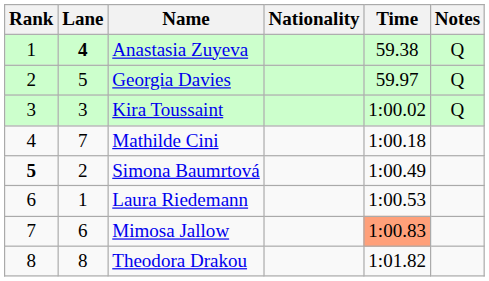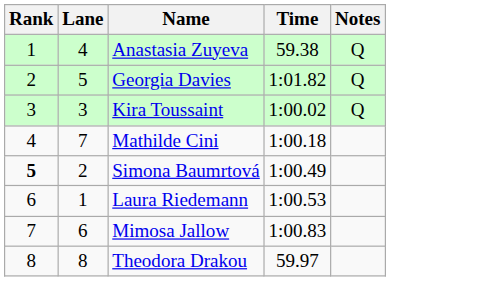- column: (314, 19)
(83, 49) bold -> (83, 49) normal
(397, 79) 59.97 -> (297, 79) 1:01.82
(397, 230) lightsalmon background -> (297, 230) no background
(397, 261) 1:01.82 -> (297, 261) 59.97
